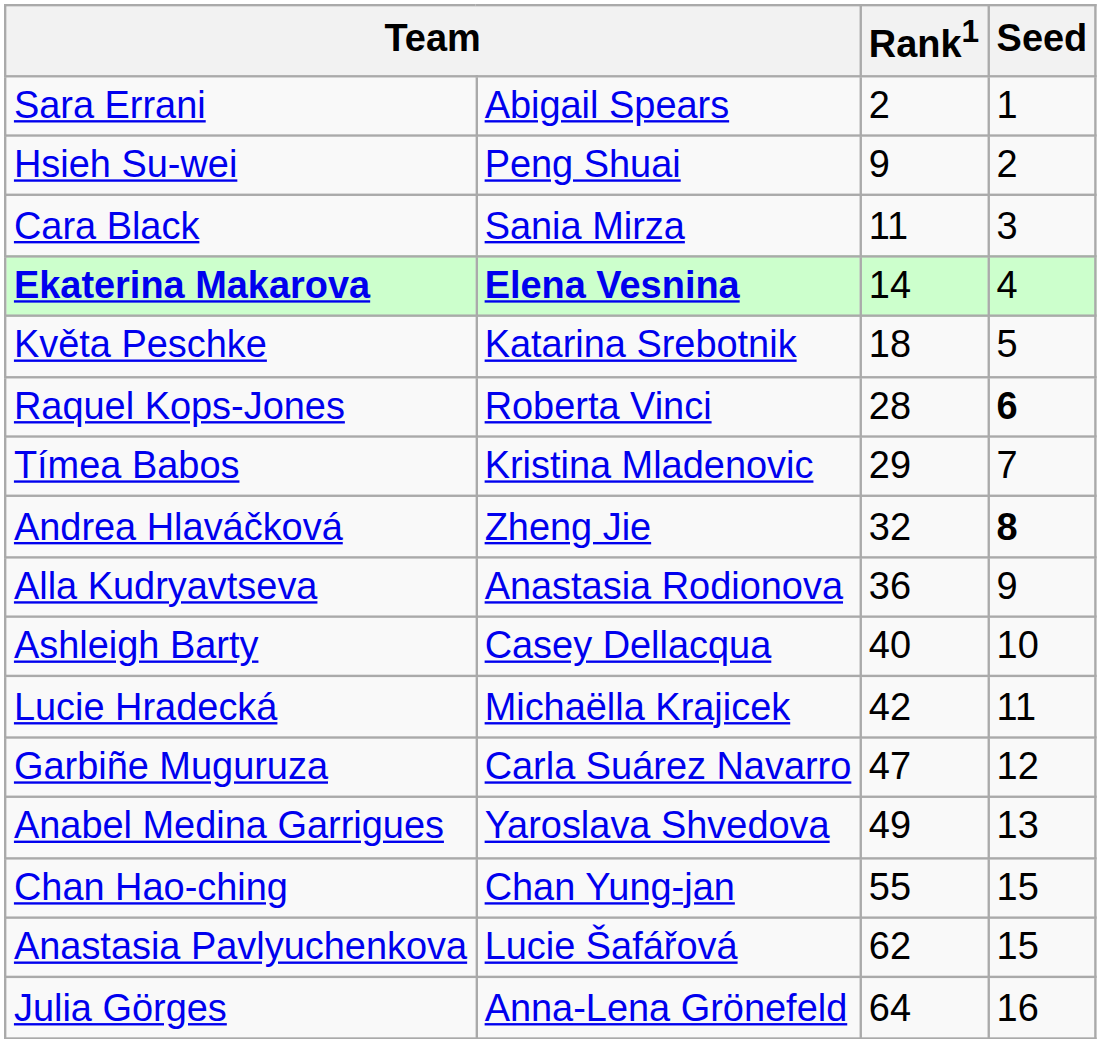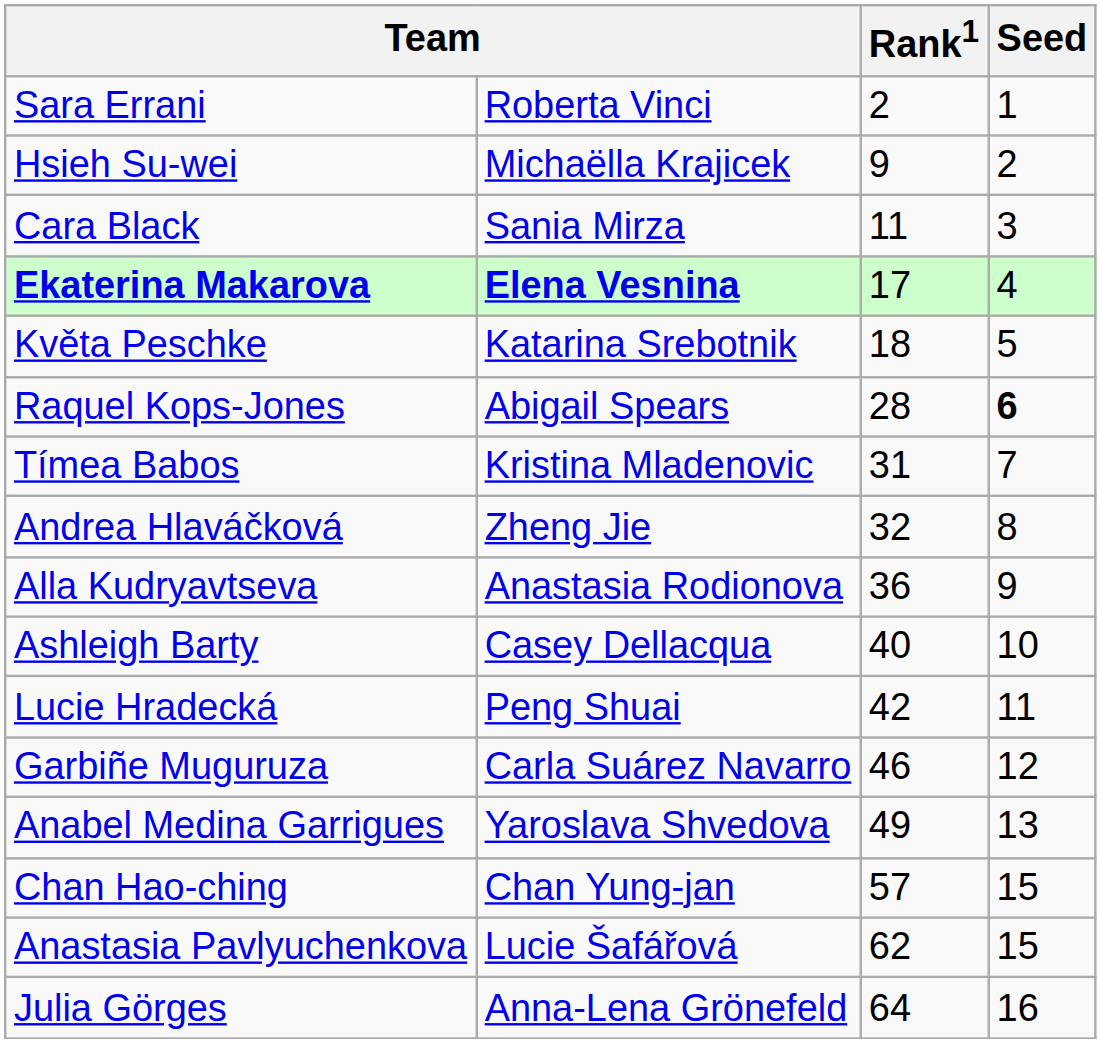(607, 104) Abigail Spears -> (598, 104) Roberta Vinci
(583, 165) Peng Shuai -> (637, 165) Michaëlla Krajicek
(890, 285) 14 -> (890, 285) 17
(598, 405) Roberta Vinci -> (607, 405) Abigail Spears
(890, 465) 29 -> (890, 465) 31
(1007, 525) bold -> (1007, 525) normal
(637, 706) Michaëlla Krajicek -> (583, 706) Peng Shuai
(890, 766) 47 -> (890, 766) 46
(890, 886) 55 -> (890, 886) 57
